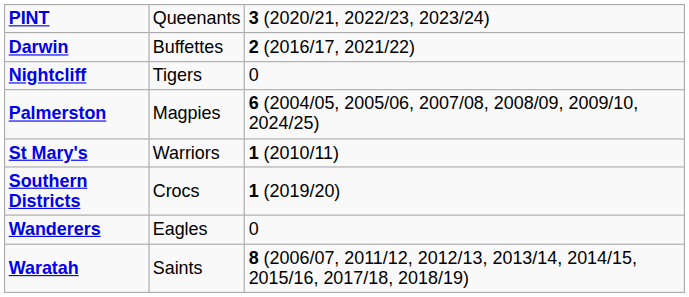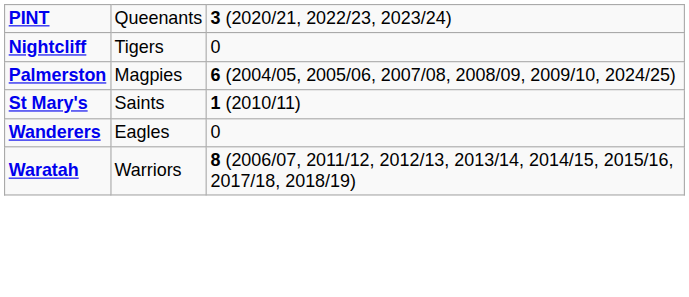- row: (39, 47)
(186, 152) Warriors -> (139, 103) Saints
- row: (48, 191)
(178, 268) Saints -> (148, 170) Warriors
